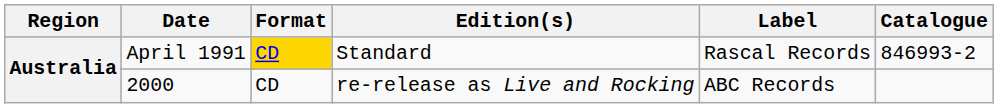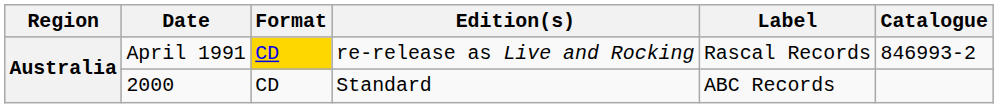(384, 53) Standard -> (515, 53) re-release as Live and Rocking
(515, 86) re-release as Live and Rocking -> (384, 86) Standard
